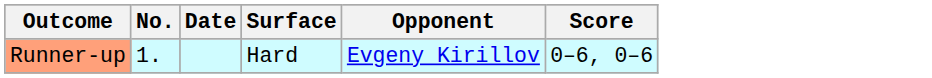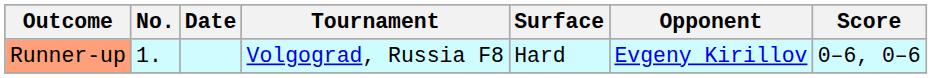+ column: (375, 21)
